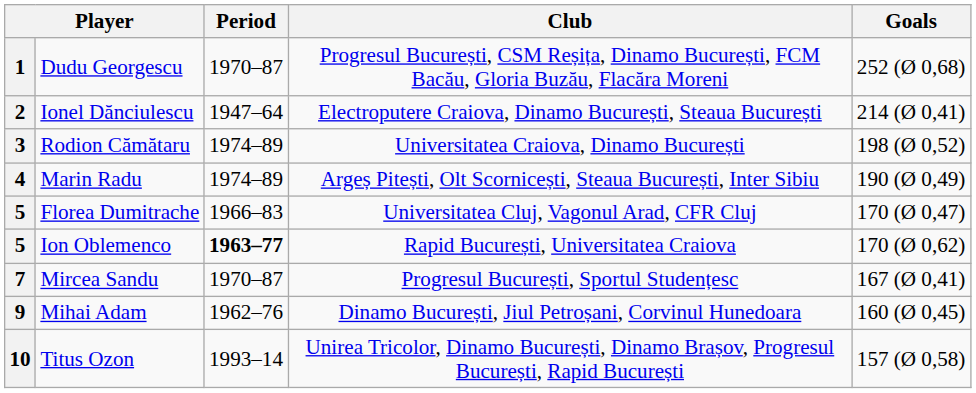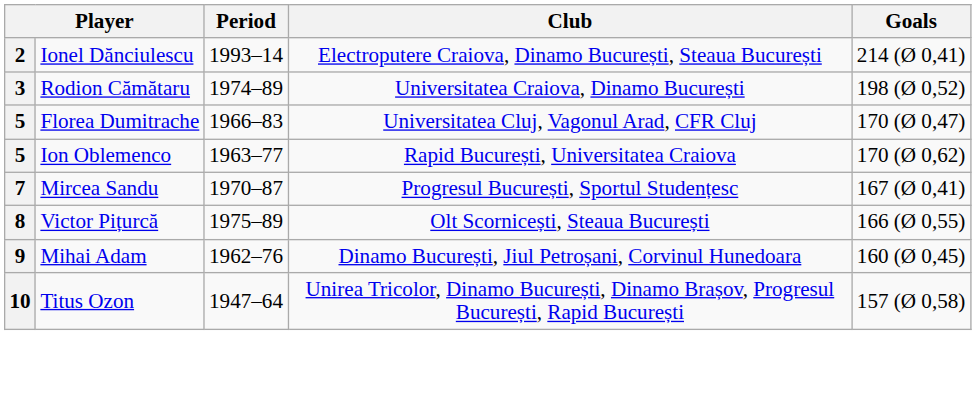- row: (20, 66)
(246, 111) 1947–64 -> (246, 54) 1993–14
- row: (20, 178)
(246, 245) bold -> (246, 155) normal
+ row: (20, 222)
(246, 358) 1993–14 -> (246, 301) 1947–64
